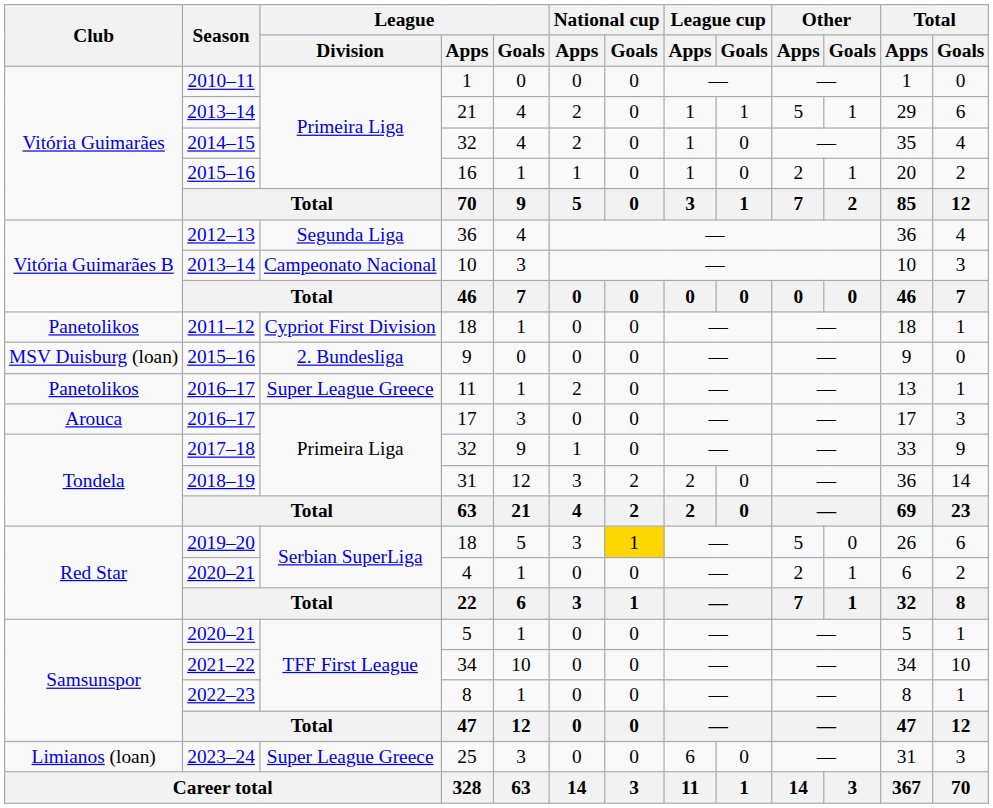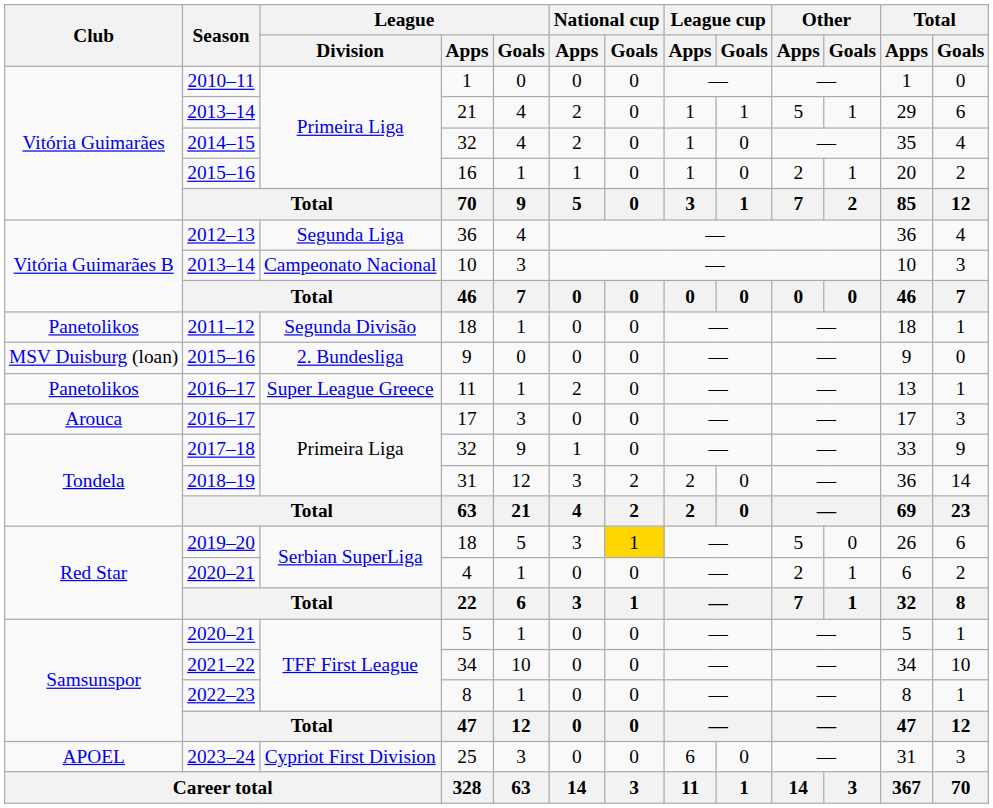(350, 326) Cypriot First Division -> (350, 326) Segunda Divisão
(94, 756) Limianos (loan) -> (94, 756) APOEL
(350, 756) Super League Greece -> (350, 756) Cypriot First Division
